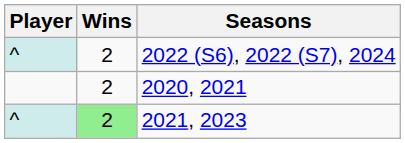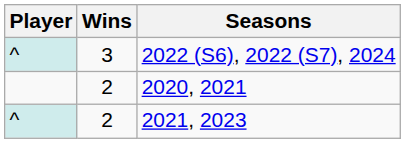(107, 54) 2 -> (107, 54) 3
(107, 120) lightgreen background -> (107, 120) no background
